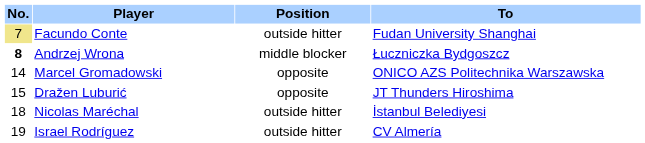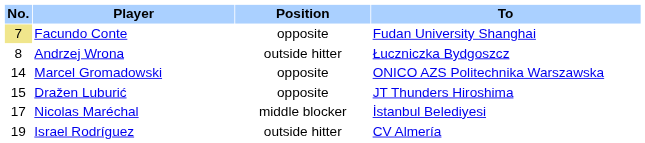(303, 33) outside hitter -> (303, 33) opposite
(18, 53) bold -> (18, 53) normal
(303, 53) middle blocker -> (303, 53) outside hitter
(18, 112) 18 -> (18, 112) 17
(303, 112) outside hitter -> (303, 112) middle blocker
